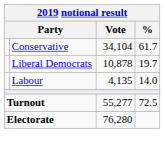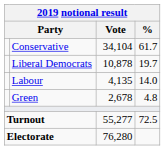+ row: (25, 98)
